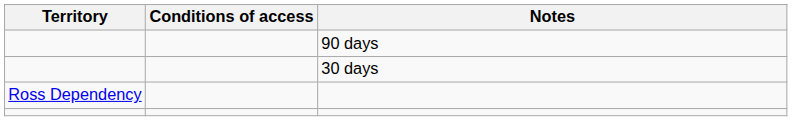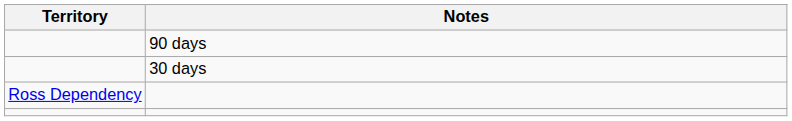- column: (231, 17)
